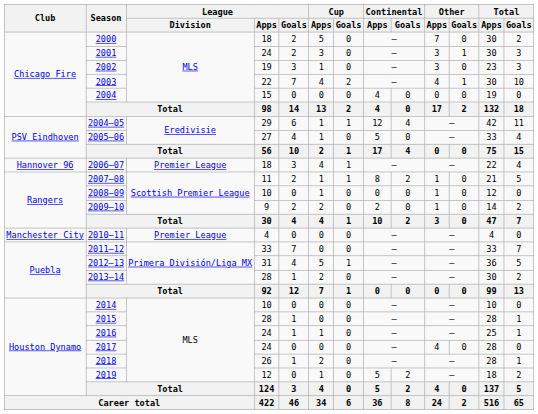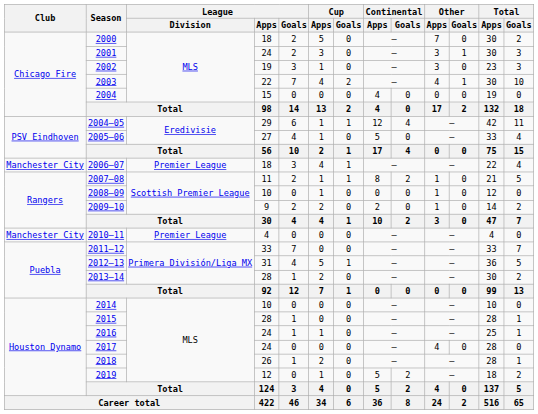(45, 165) Hannover 96 -> (45, 165) Manchester City
